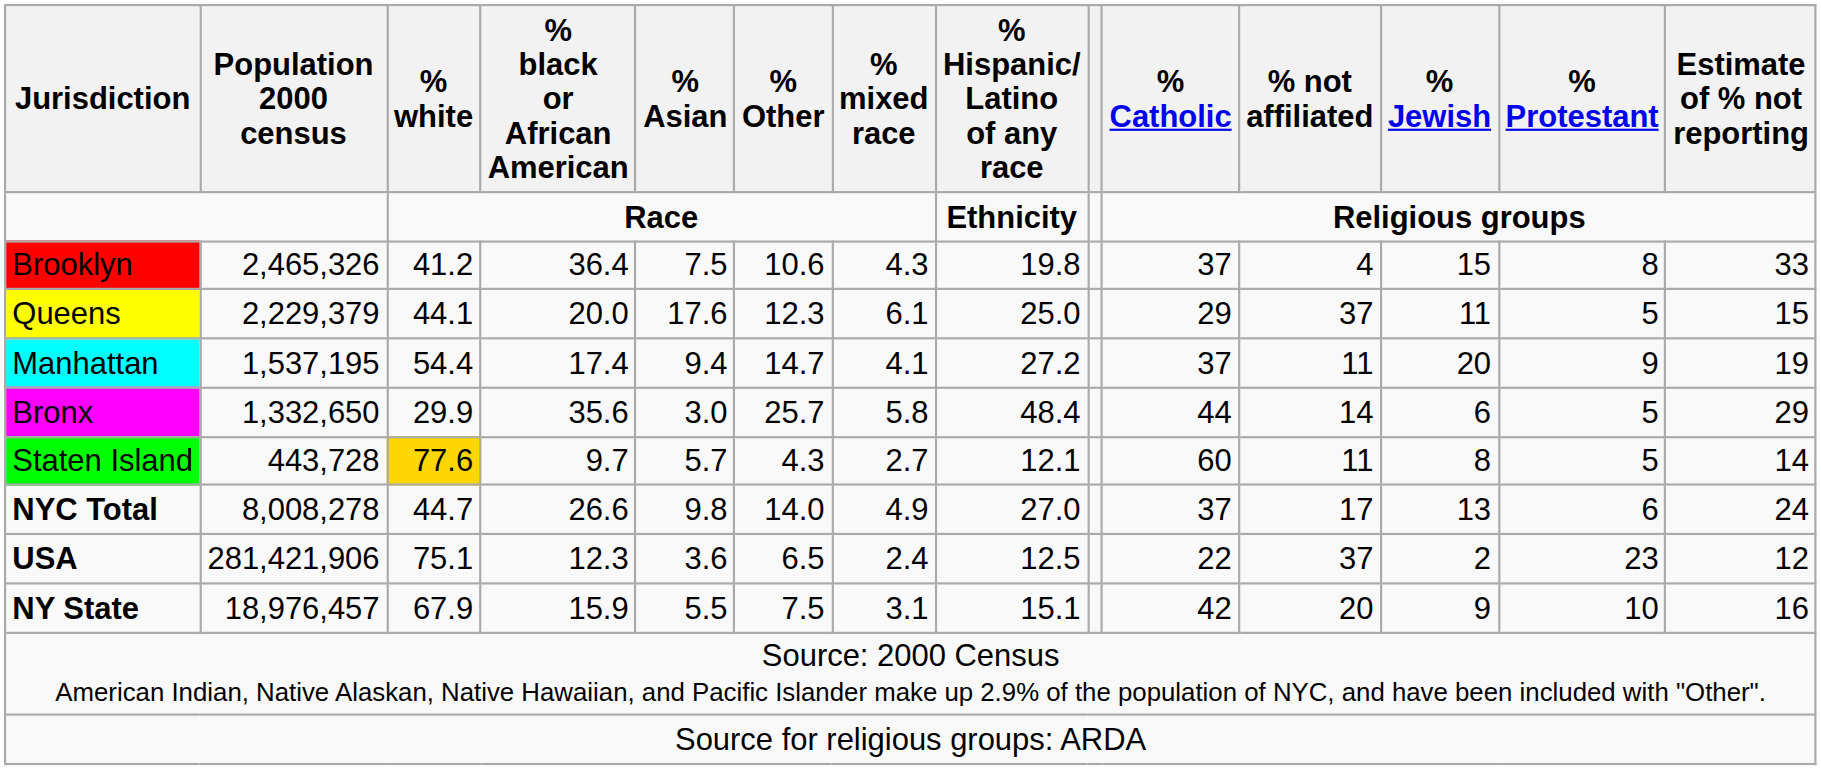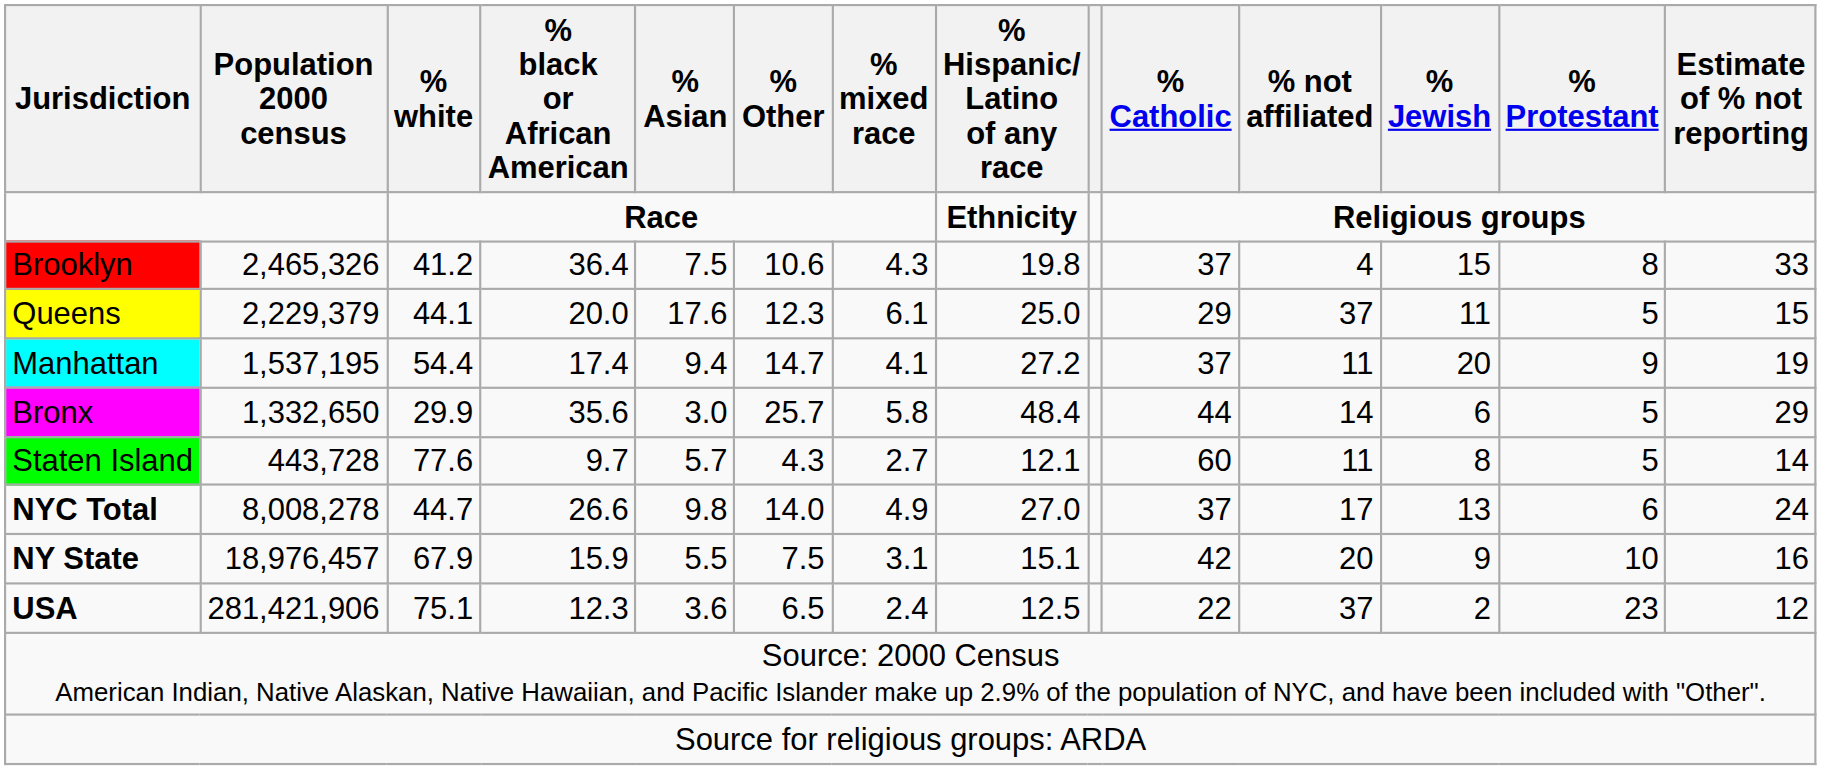(443, 461) gold background -> (443, 461) no background
rows swapped: (76, 608) <-> (45, 559)
